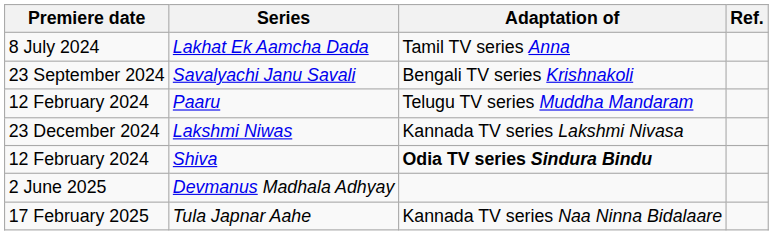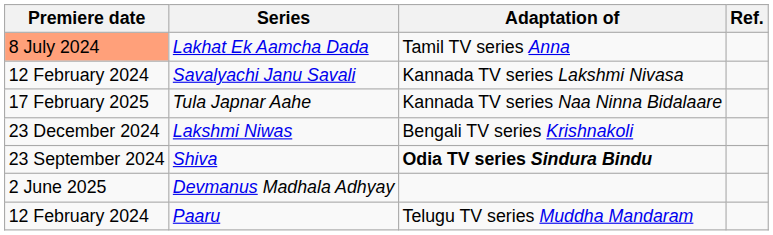(54, 46) no background -> (54, 46) lightsalmon background
(87, 74) 23 September 2024 -> (79, 74) 12 February 2024
(518, 74) Bengali TV series Krishnakoli -> (543, 74) Kannada TV series Lakshmi Nivasa
rows swapped: (197, 103) <-> (242, 215)
(543, 131) Kannada TV series Lakshmi Nivasa -> (518, 131) Bengali TV series Krishnakoli
(79, 159) 12 February 2024 -> (87, 159) 23 September 2024
